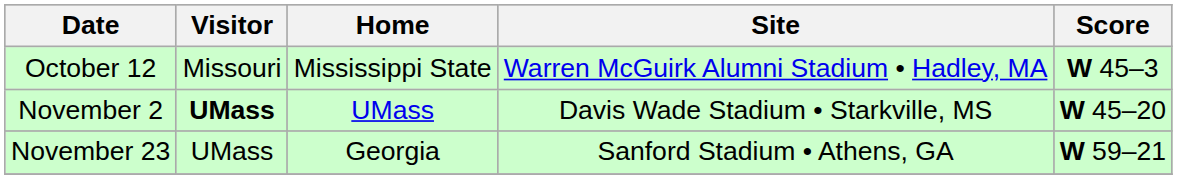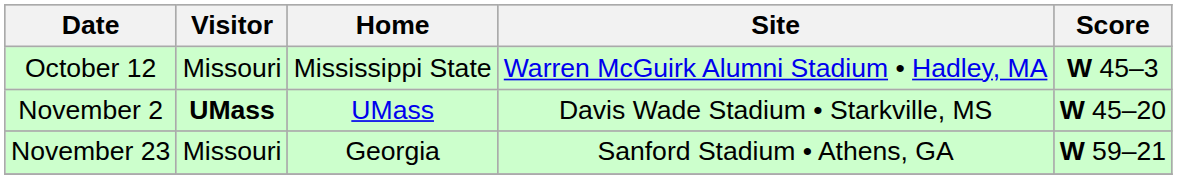(232, 151) UMass -> (232, 151) Missouri
